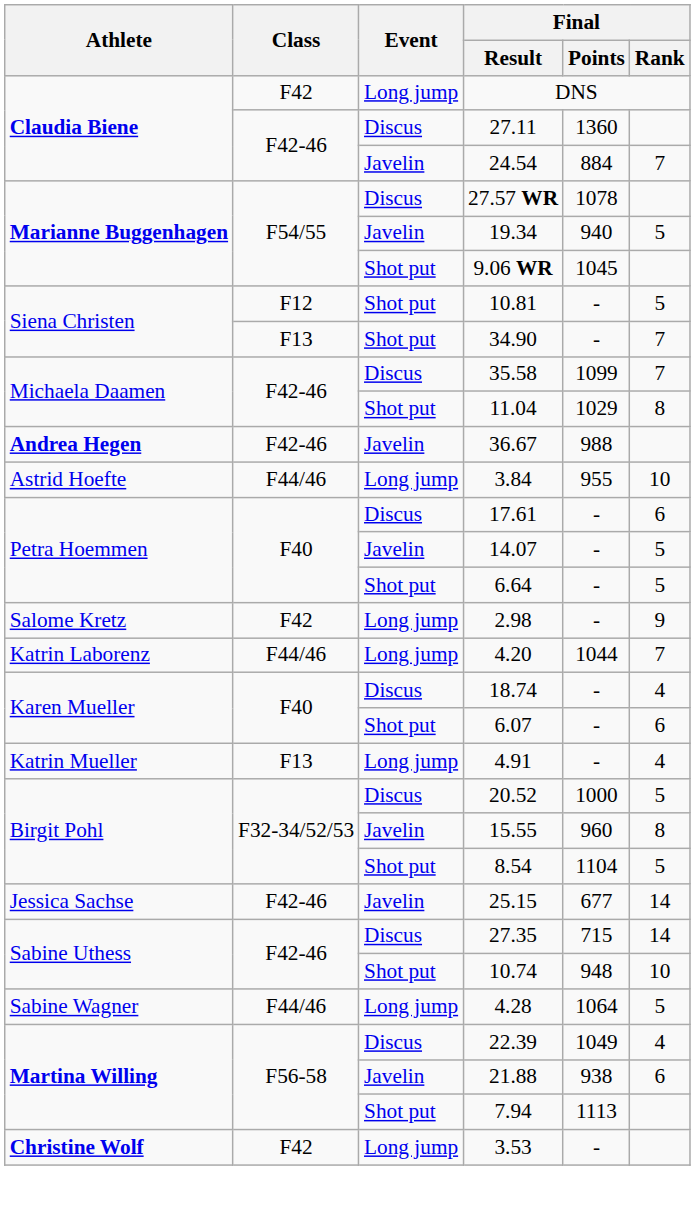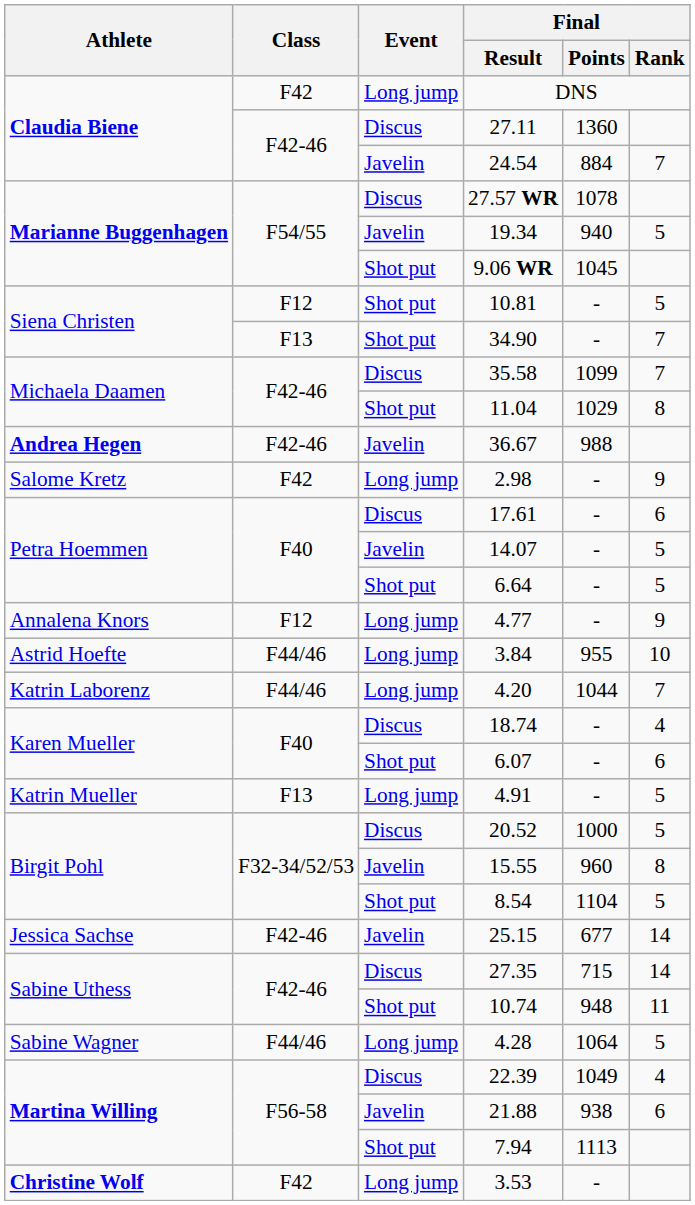rows swapped: (513, 479) <-> (513, 620)
+ row: (513, 620)
(660, 760) 4 -> (660, 795) 5
(660, 971) 10 -> (660, 1006) 11
